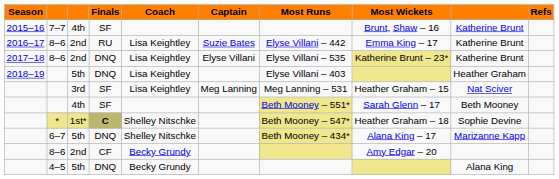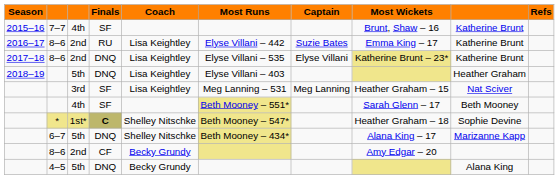columns swapped: (229, 12) <-> (306, 12)
